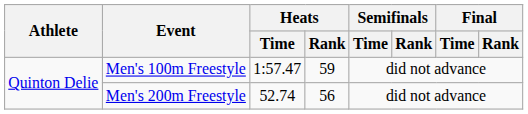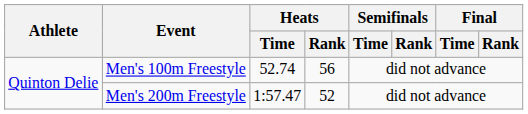(277, 70) 1:57.47 -> (277, 70) 52.74
(327, 70) 59 -> (327, 70) 56
(277, 96) 52.74 -> (277, 96) 1:57.47
(327, 96) 56 -> (327, 96) 52
